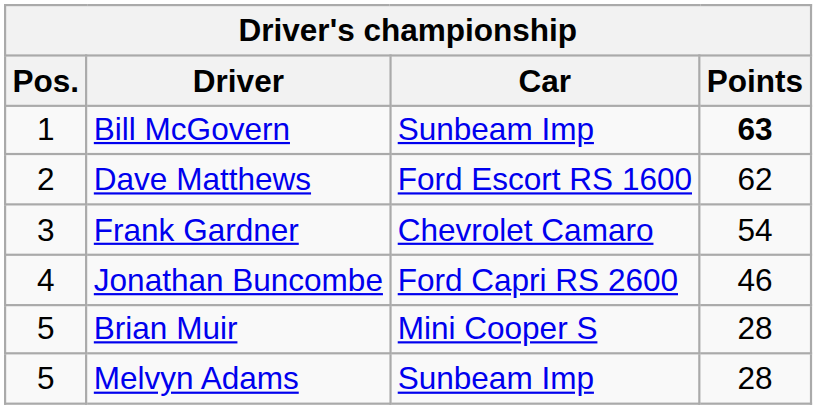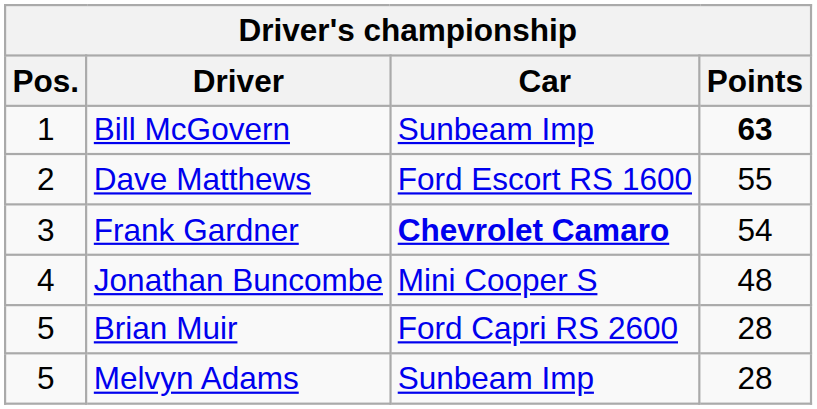(755, 180) 62 -> (755, 180) 55
(526, 230) normal -> (533, 230) bold
(538, 280) Ford Capri RS 2600 -> (498, 280) Mini Cooper S
(755, 280) 46 -> (755, 280) 48
(498, 329) Mini Cooper S -> (538, 329) Ford Capri RS 2600
